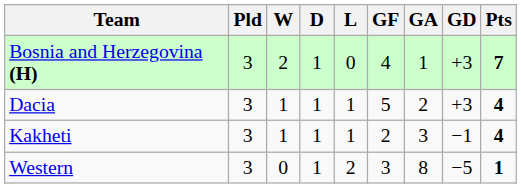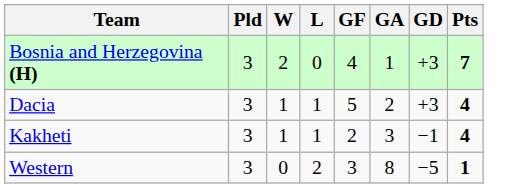- column: (317, 20)
